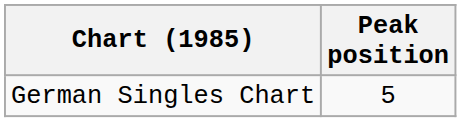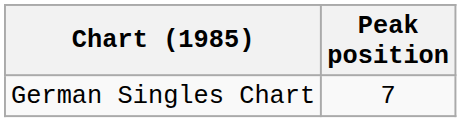(388, 96) 5 -> (388, 96) 7
